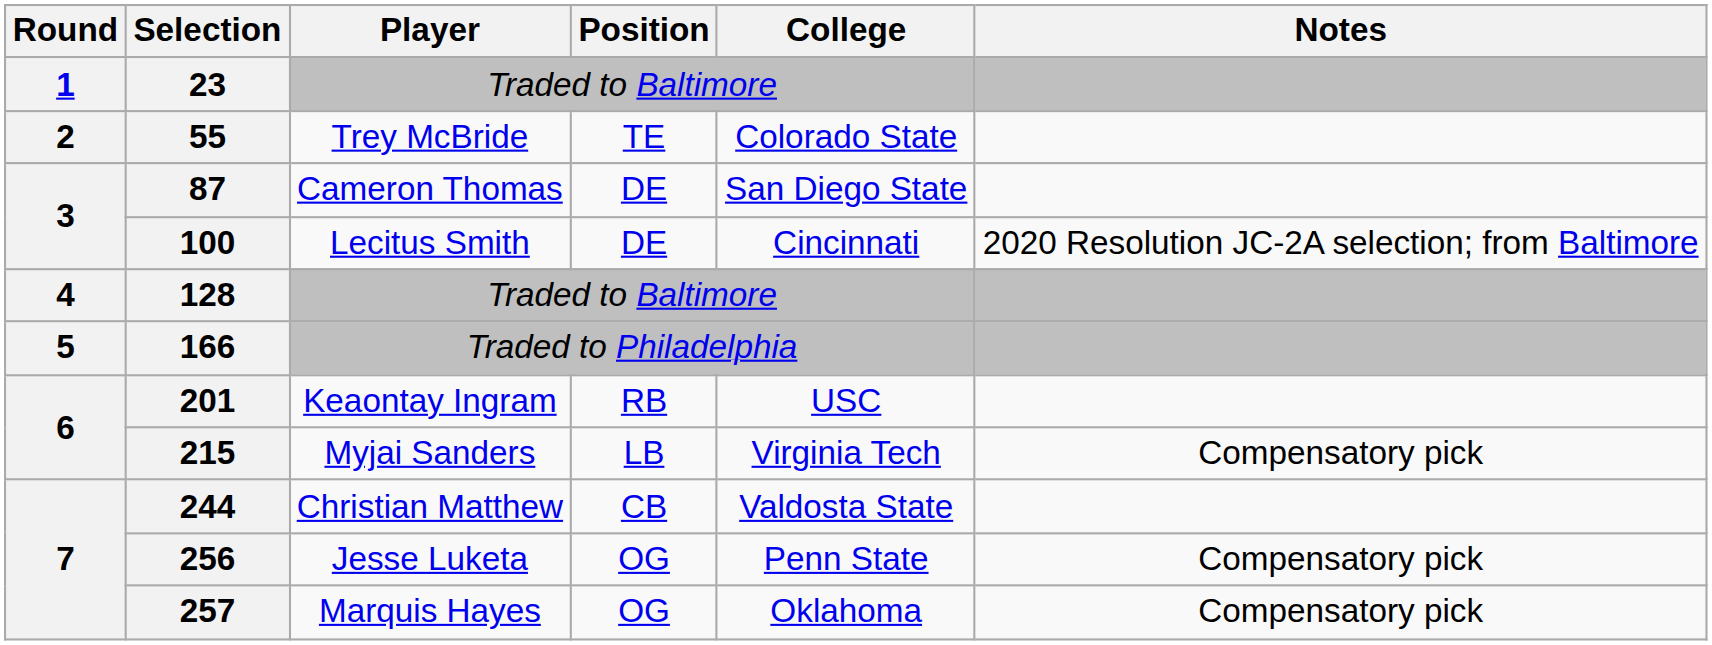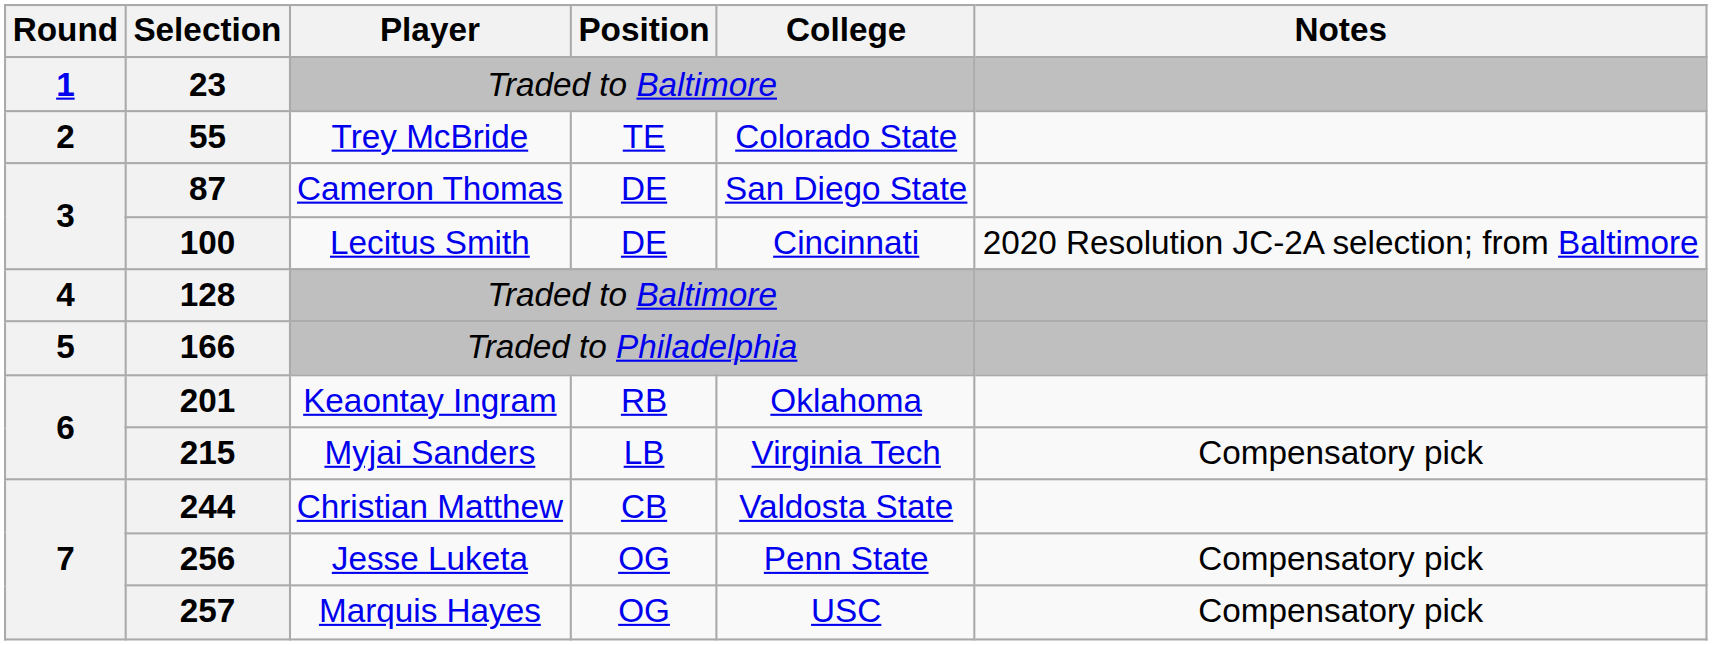(846, 400) USC -> (846, 400) Oklahoma
(846, 611) Oklahoma -> (846, 611) USC
